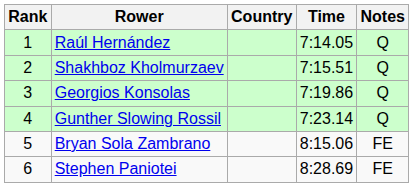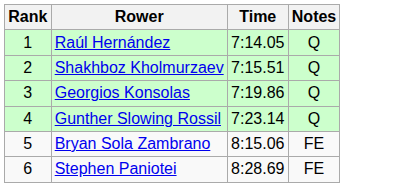- column: (262, 17)
